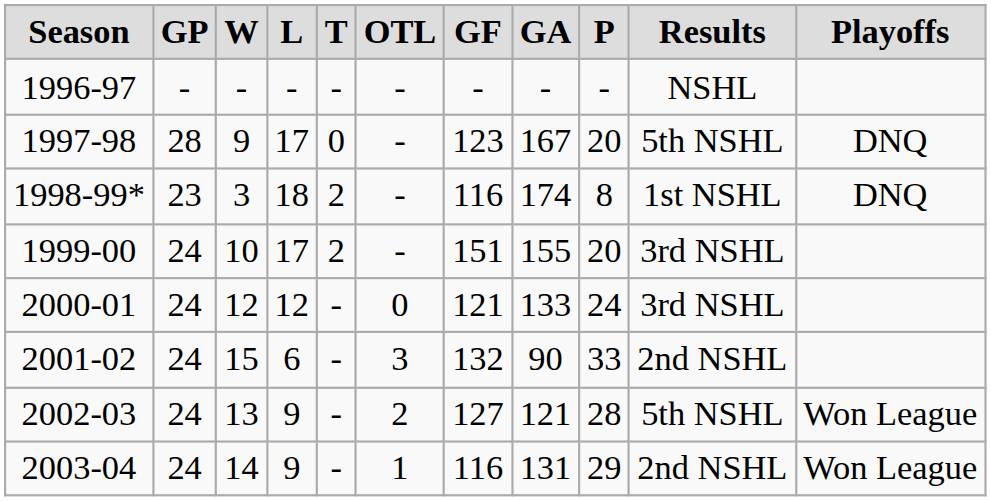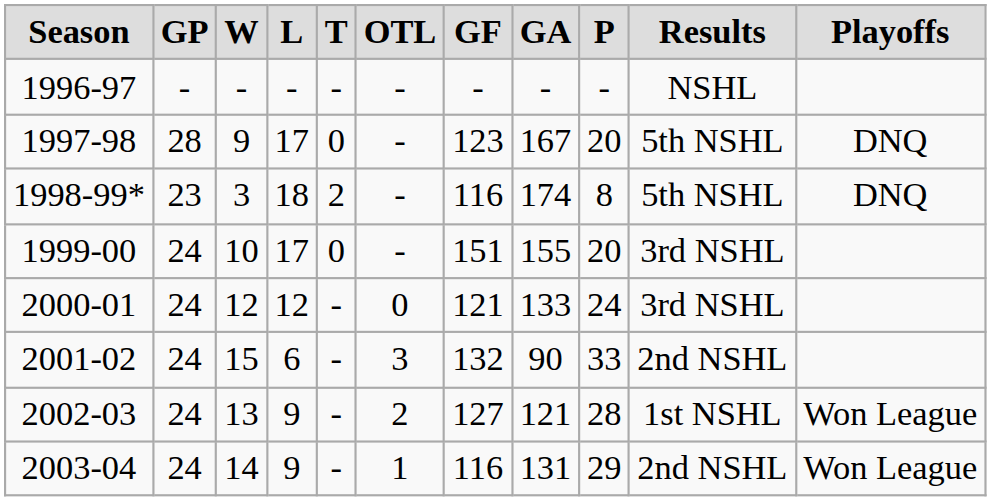(712, 195) 1st NSHL -> (712, 195) 5th NSHL
(336, 250) 2 -> (336, 250) 0
(712, 413) 5th NSHL -> (712, 413) 1st NSHL
